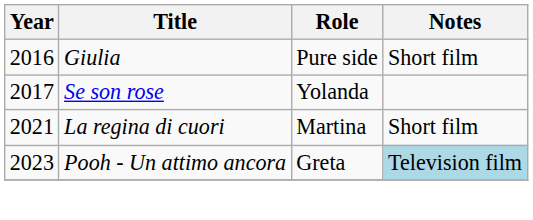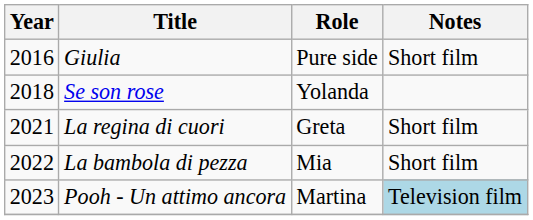(32, 92) 2017 -> (32, 92) 2018
(331, 127) Martina -> (321, 127) Greta
+ row: (156, 162)
(321, 162) Greta -> (331, 197) Martina
